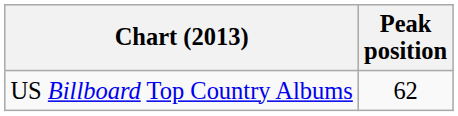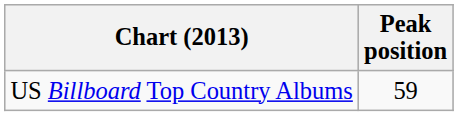(406, 90) 62 -> (406, 90) 59
